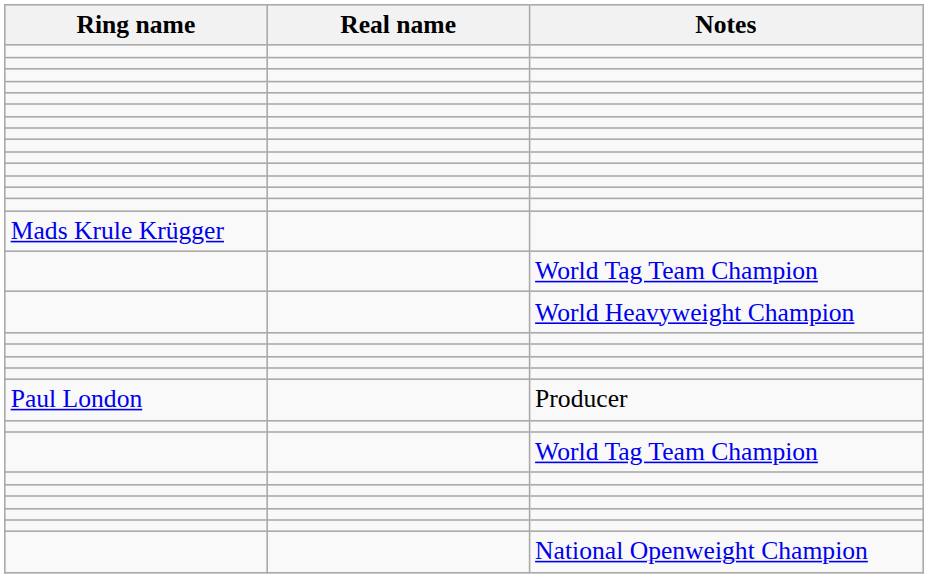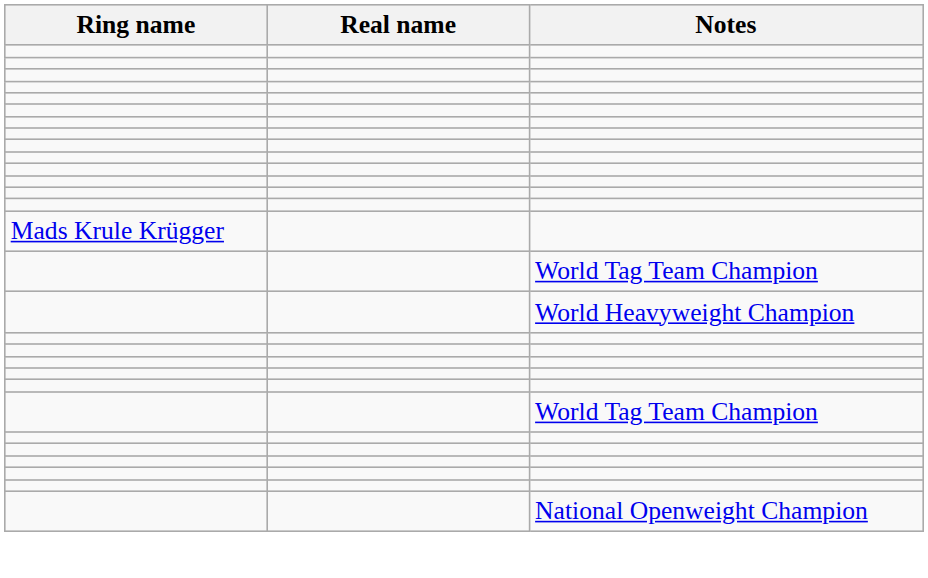- row: (76, 399)
